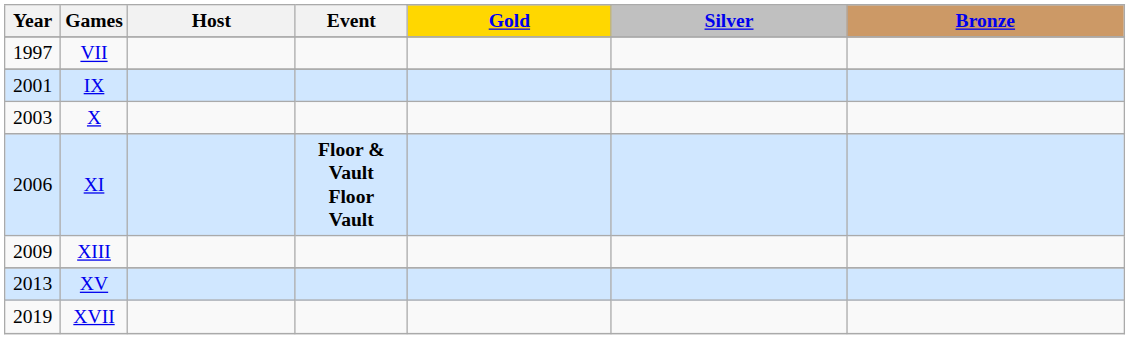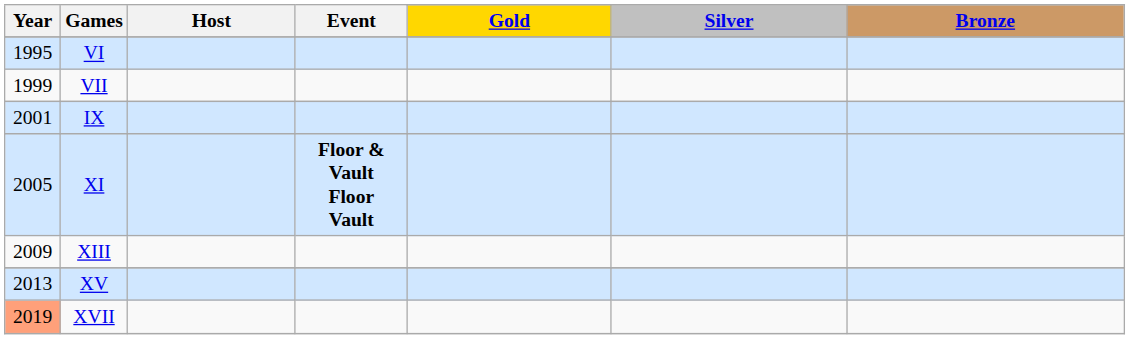+ row: (94, 53)
(33, 53) 1997 -> (33, 85) 1999
- row: (94, 117)
(33, 185) 2006 -> (33, 185) 2005
(33, 316) no background -> (33, 316) lightsalmon background
